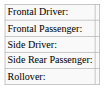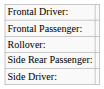rows swapped: (32, 44) <-> (26, 76)
